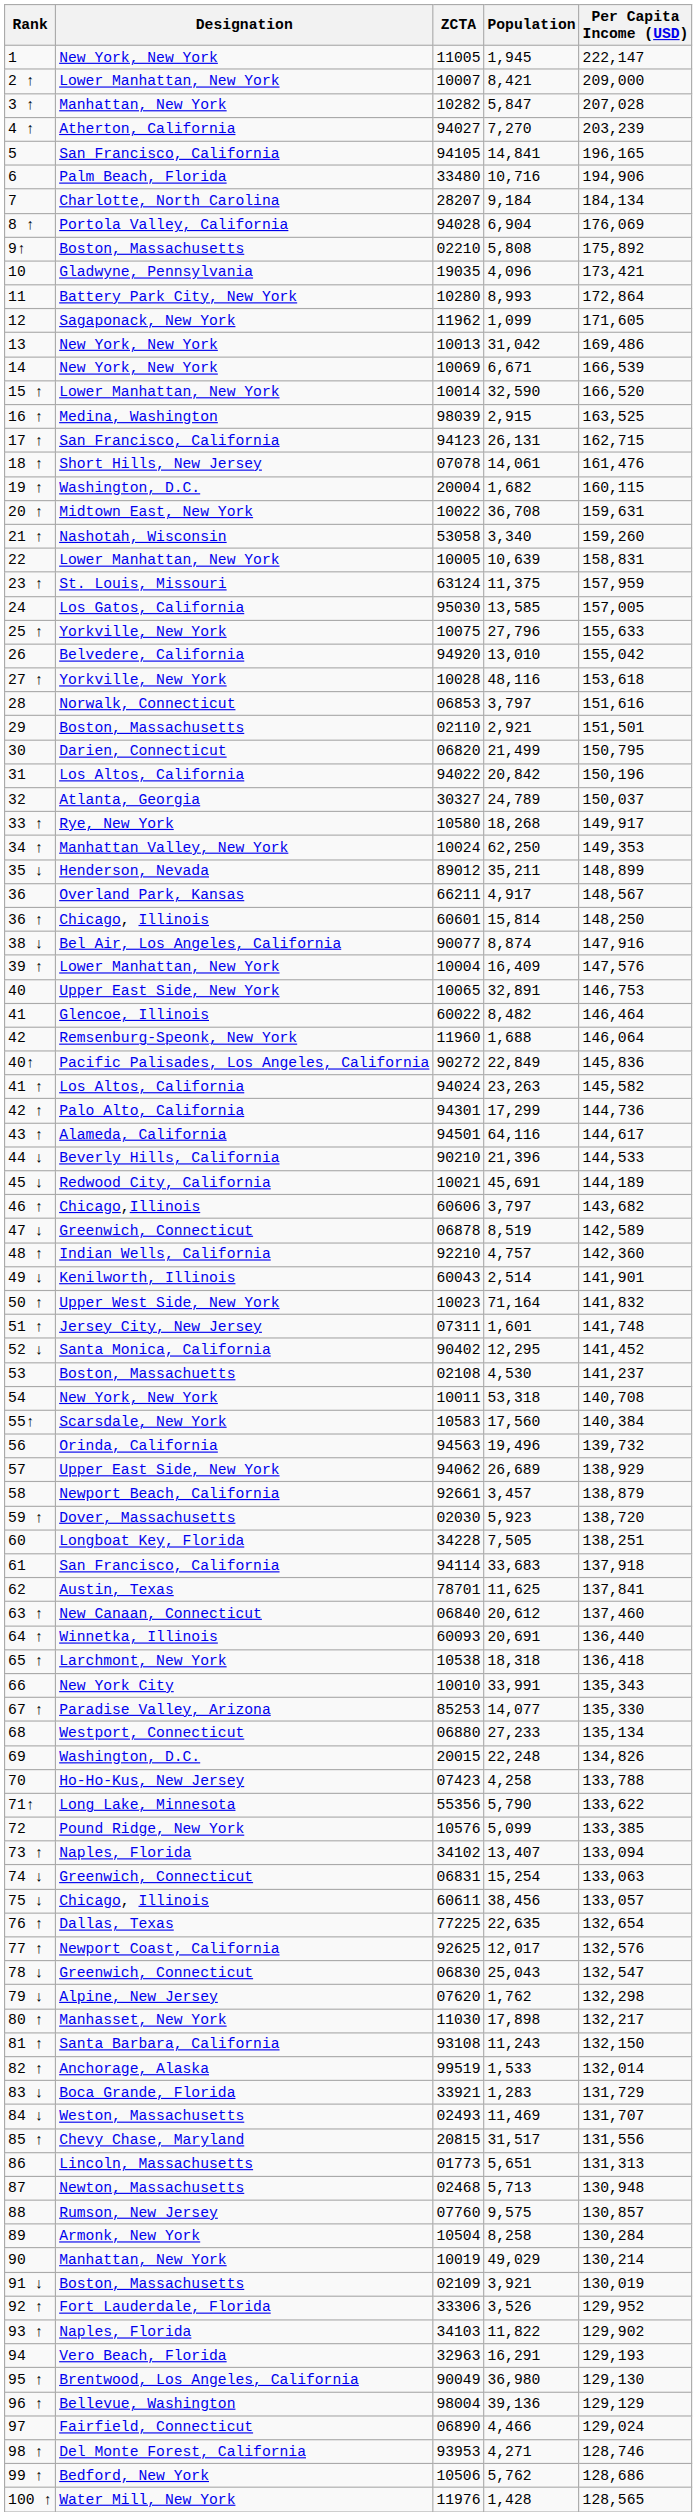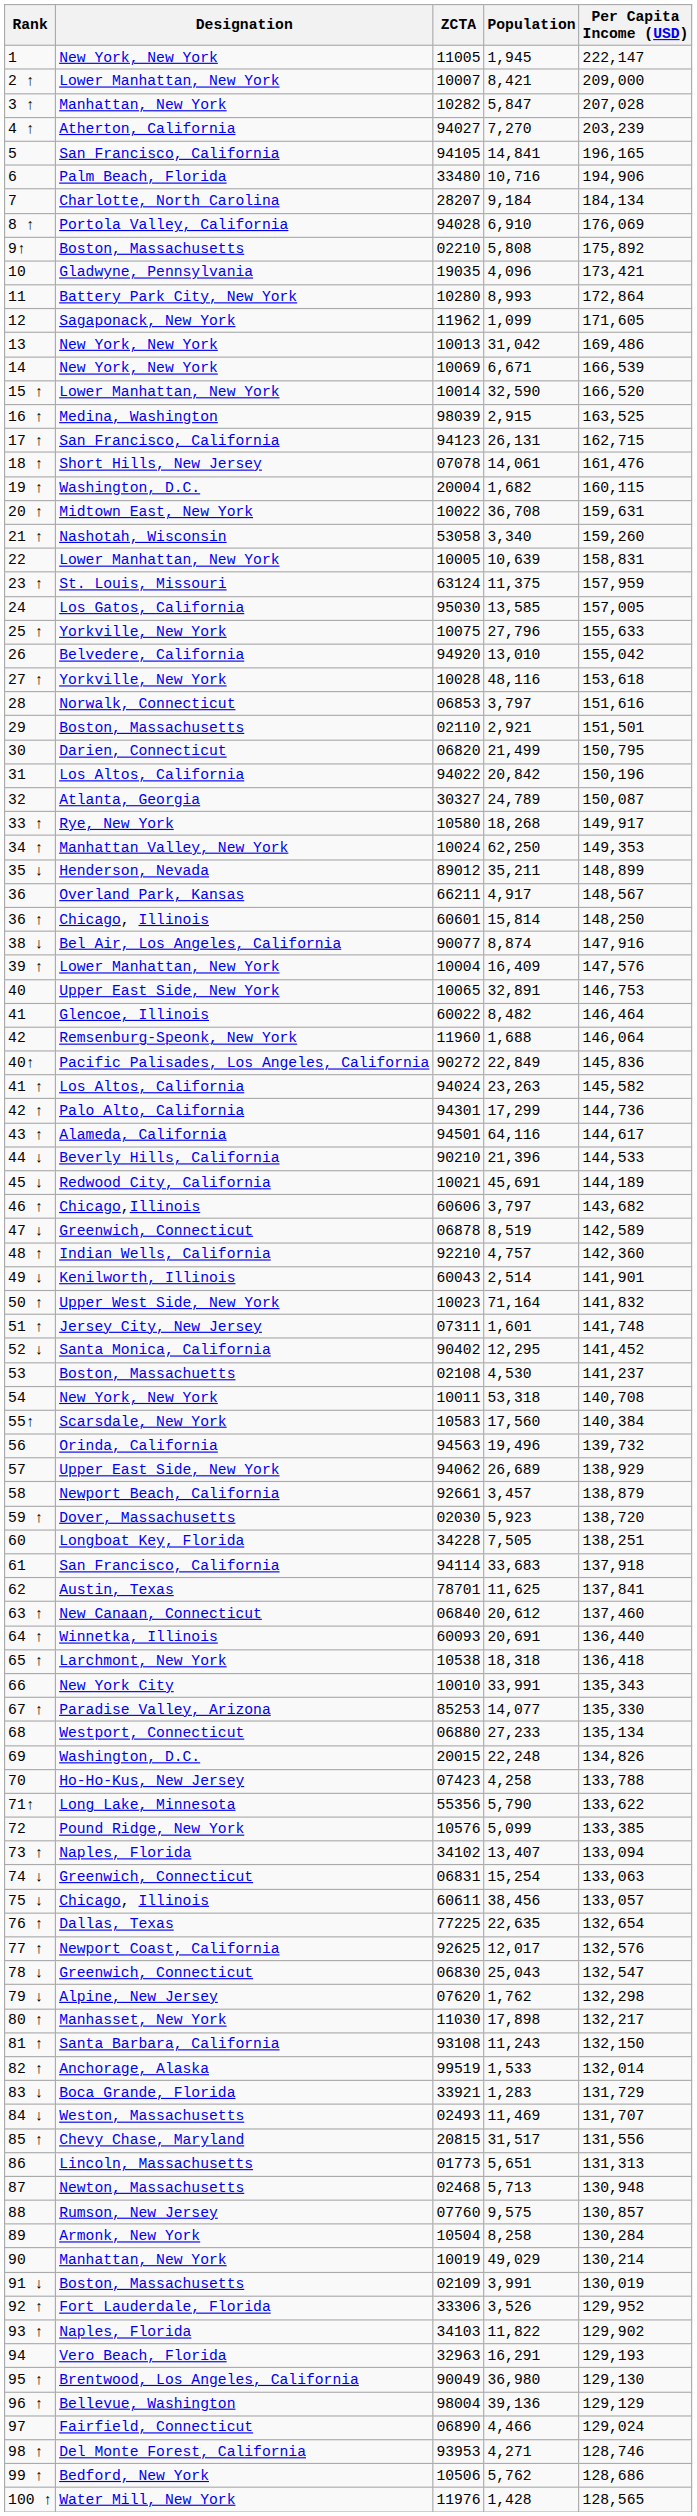(510, 225) 6,904 -> (510, 225) 6,910
(613, 800) 150,037 -> (613, 800) 150,087
(510, 2284) 3,921 -> (510, 2284) 3,991
